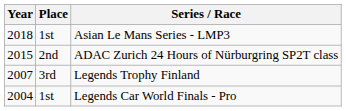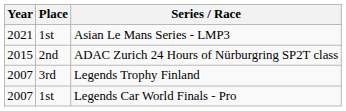(20, 34) 2018 -> (20, 34) 2021
(20, 95) 2004 -> (20, 95) 2007
